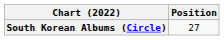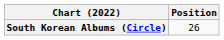(194, 28) 27 -> (194, 28) 26
